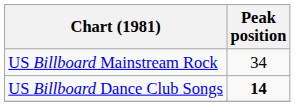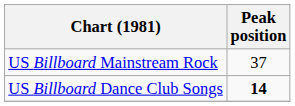(258, 62) 34 -> (258, 62) 37
